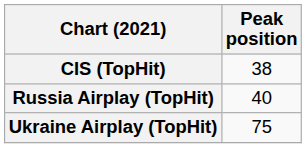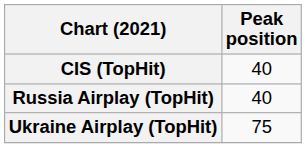(262, 68) 38 -> (262, 68) 40
